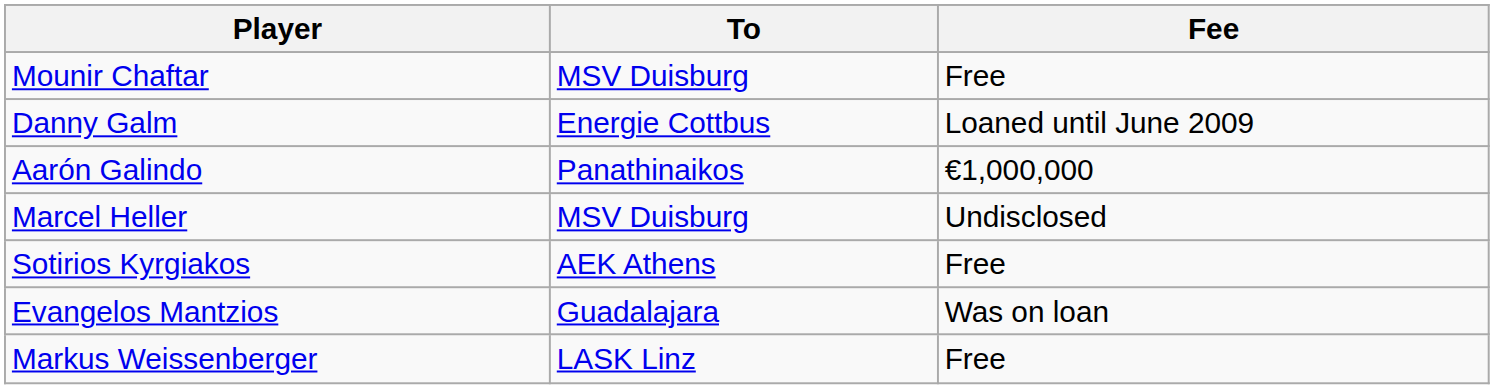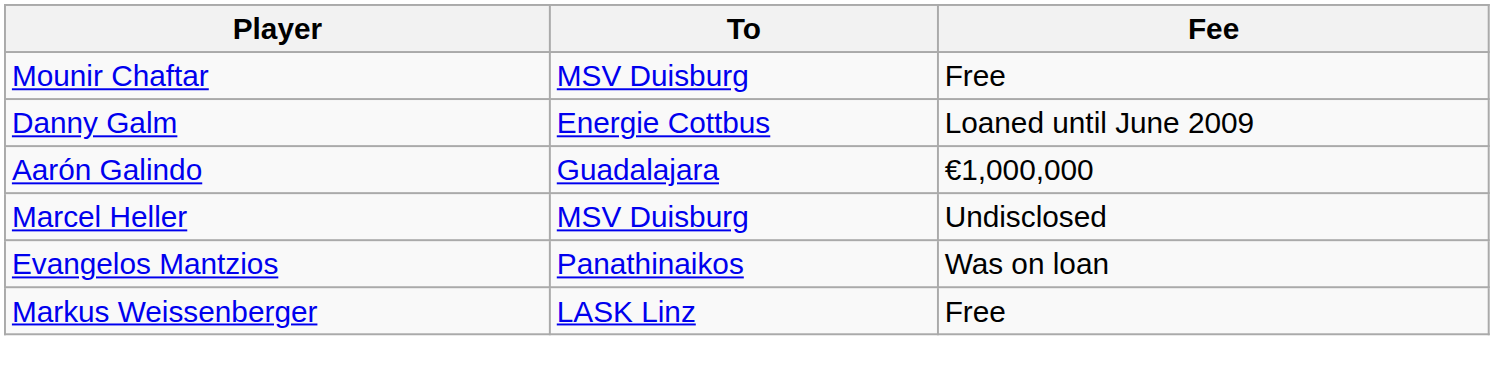(650, 170) Panathinaikos -> (638, 170) Guadalajara
- row: (131, 265)
(638, 312) Guadalajara -> (650, 265) Panathinaikos
